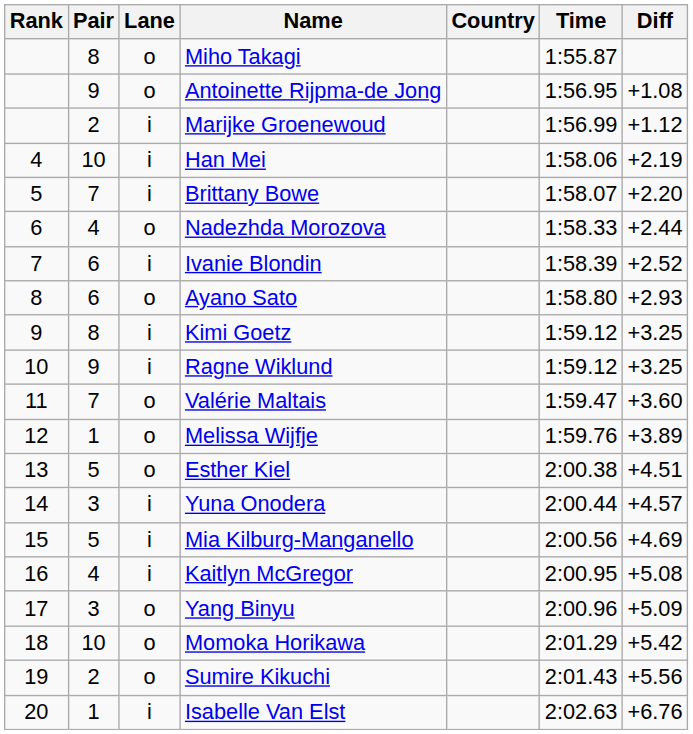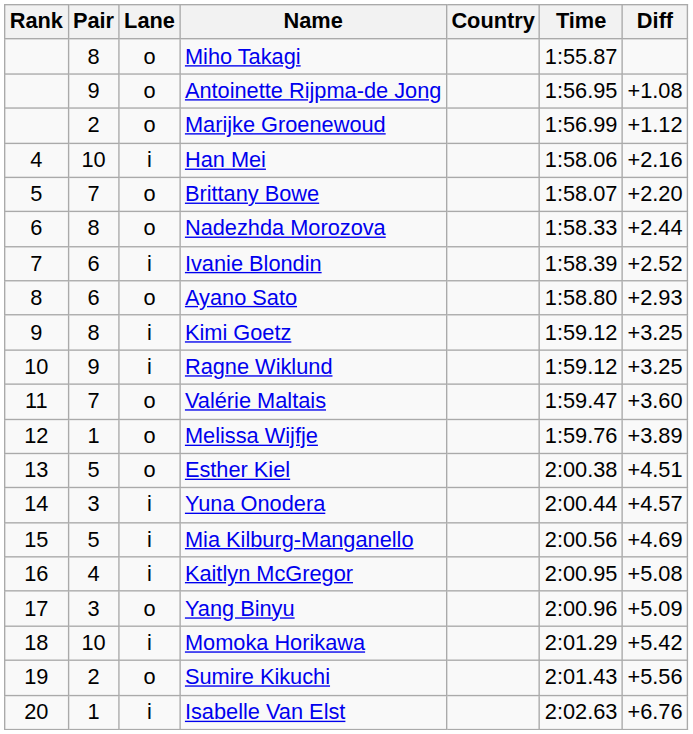(149, 125) i -> (149, 125) o
(655, 159) +2.19 -> (655, 159) +2.16
(149, 194) i -> (149, 194) o
(94, 228) 4 -> (94, 228) 8
(149, 642) o -> (149, 642) i
